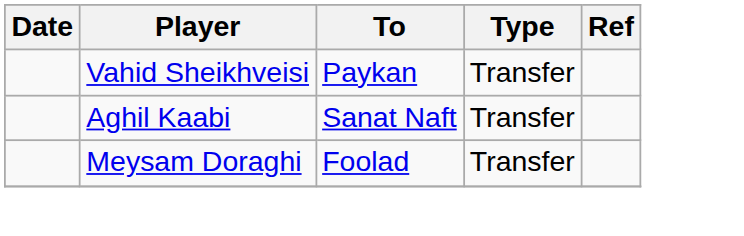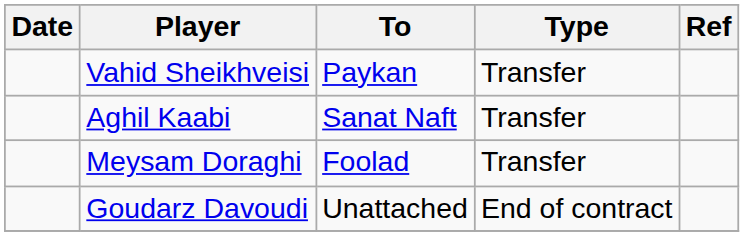+ row: (197, 207)
